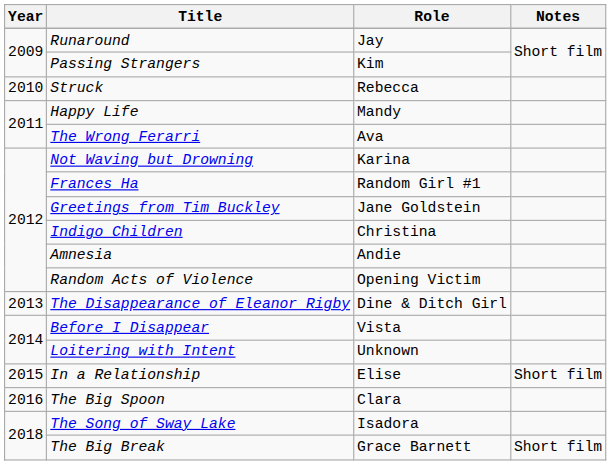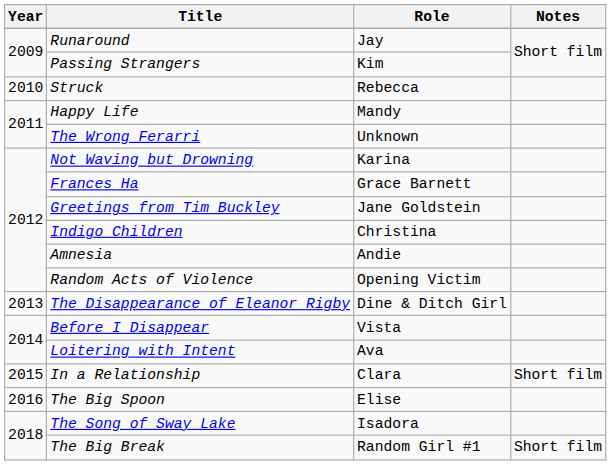(370, 136) Ava -> (388, 136) Unknown
(419, 184) Random Girl #1 -> (414, 184) Grace Barnett
(388, 352) Unknown -> (370, 352) Ava
(379, 376) Elise -> (379, 376) Clara
(379, 400) Clara -> (379, 400) Elise
(414, 447) Grace Barnett -> (419, 447) Random Girl #1
